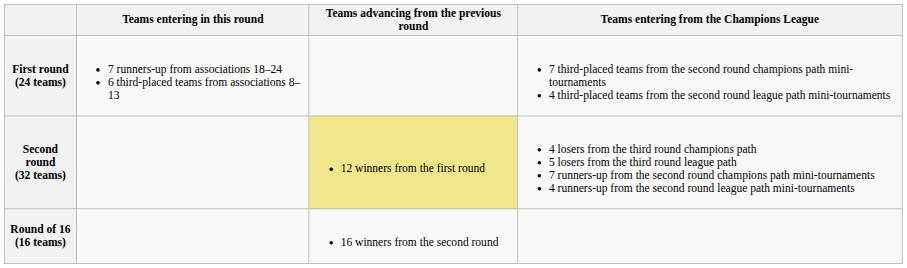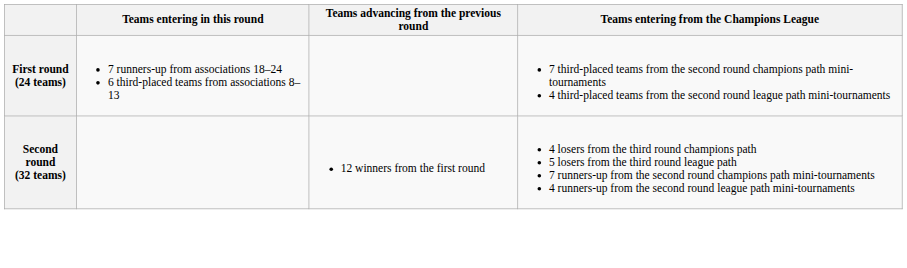(413, 169) khaki background -> (413, 169) no background
- row: (40, 236)
